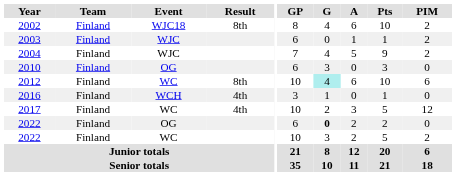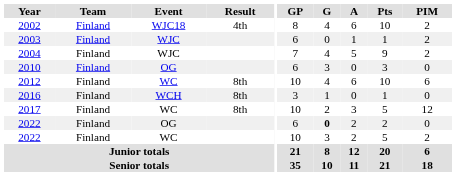(240, 25) 8th -> (240, 25) 4th
(327, 81) paleturquoise background -> (327, 81) no background
(240, 95) 4th -> (240, 95) 8th
(240, 109) 4th -> (240, 109) 8th
